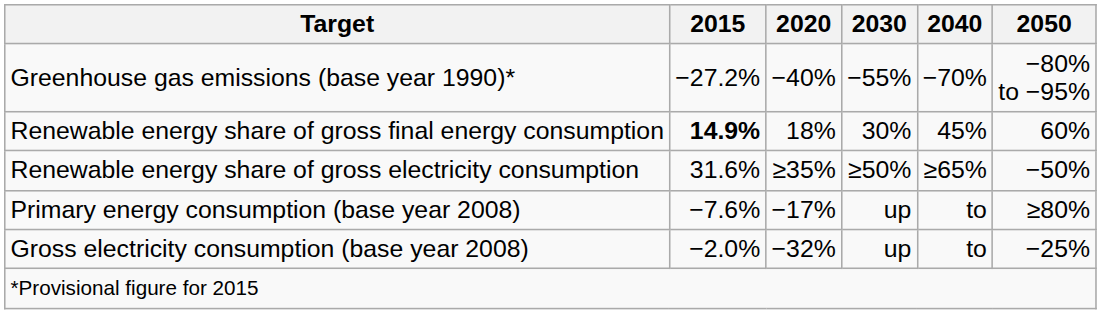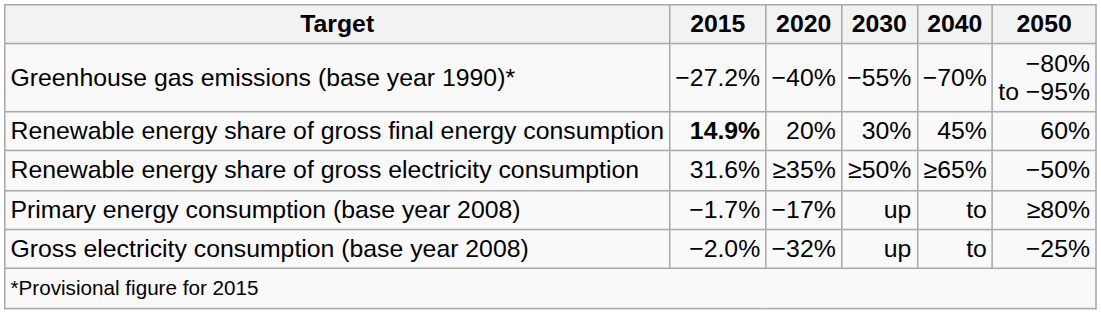(811, 130) 18% -> (811, 130) 20%
(725, 209) −7.6% -> (725, 209) −1.7%
